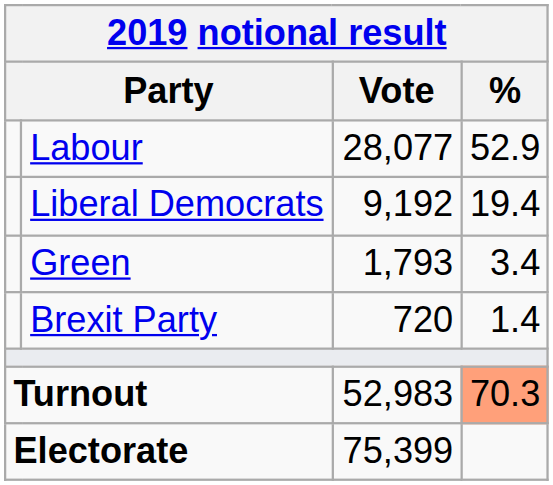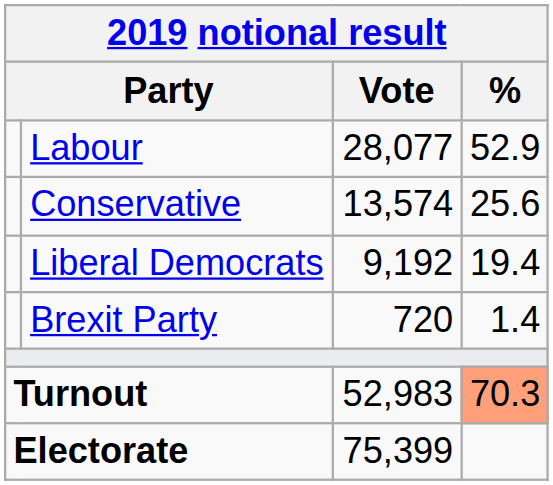+ row: (136, 205)
- row: (80, 262)
